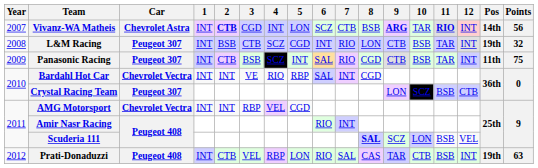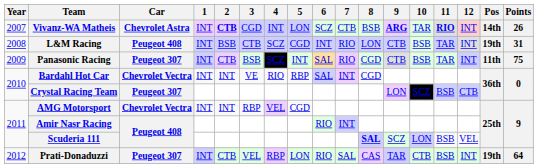(518, 27) 56 -> (518, 27) 26
(157, 43) Peugeot 307 -> (157, 43) Peugeot 408
(518, 43) 32 -> (518, 43) 31
(157, 155) Peugeot 408 -> (157, 155) Peugeot 307
(518, 155) 63 -> (518, 155) 64
